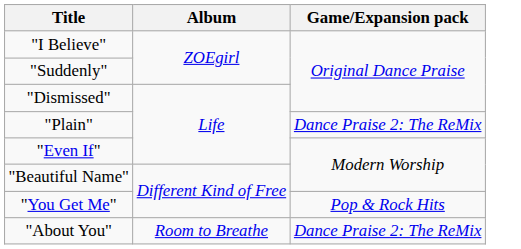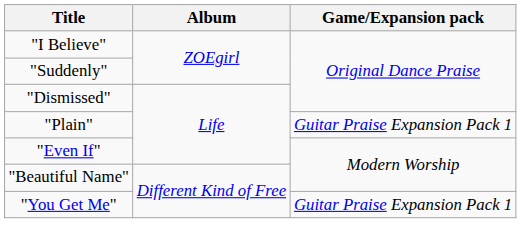(388, 124) Dance Praise 2: The ReMix -> (403, 124) Guitar Praise Expansion Pack 1
(388, 204) Pop & Rock Hits -> (403, 204) Guitar Praise Expansion Pack 1
- row: (69, 230)
